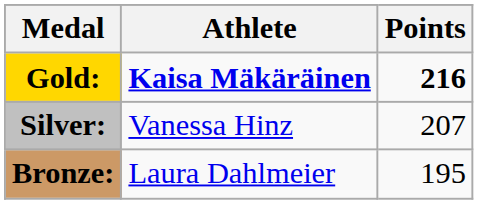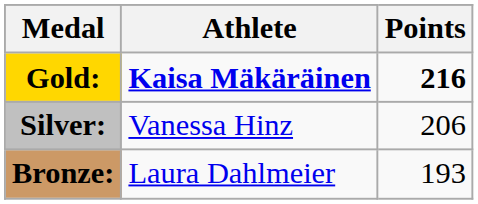(443, 125) 207 -> (443, 125) 206
(443, 173) 195 -> (443, 173) 193
